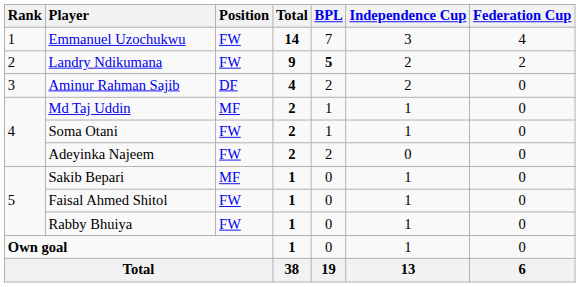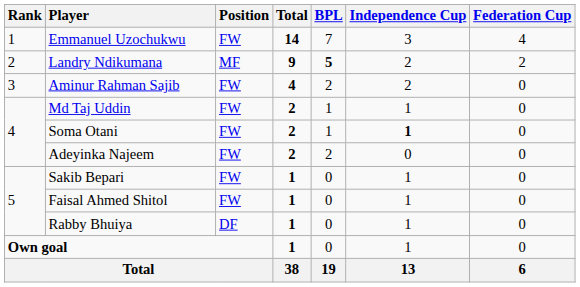(230, 62) FW -> (230, 62) MF
(228, 85) DF -> (230, 85) FW
(230, 108) MF -> (230, 108) FW
(408, 131) normal -> (408, 131) bold
(230, 177) MF -> (230, 177) FW
(230, 223) FW -> (228, 223) DF
